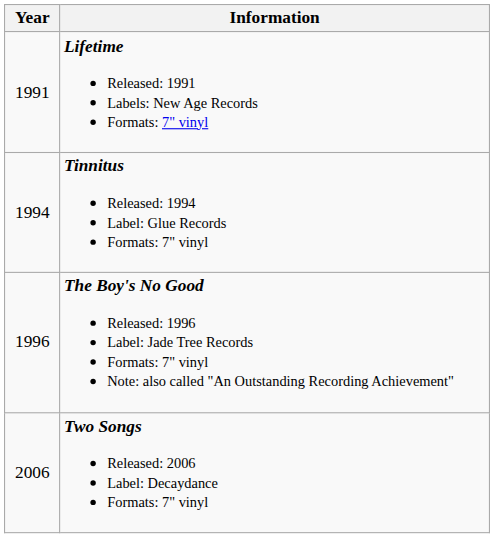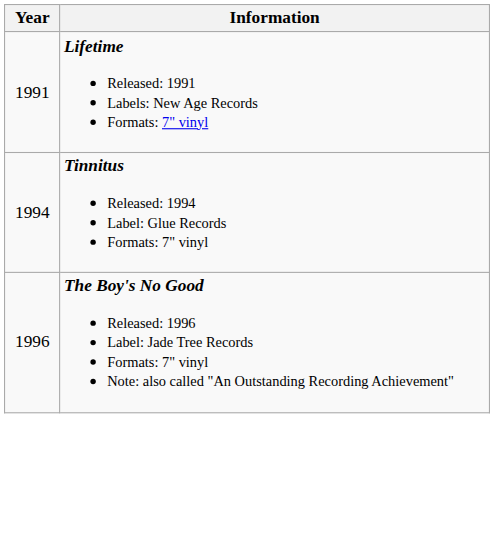- row: (275, 464)
